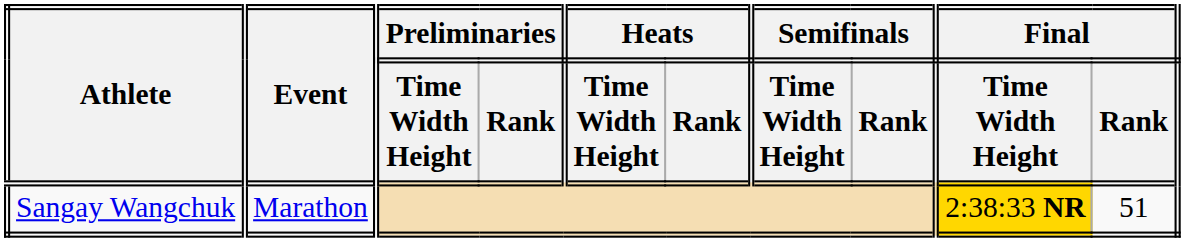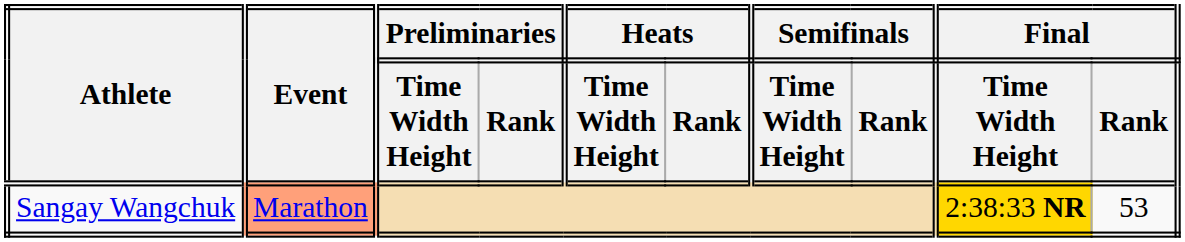(310, 208) no background -> (310, 208) lightsalmon background
(1134, 208) 51 -> (1134, 208) 53
